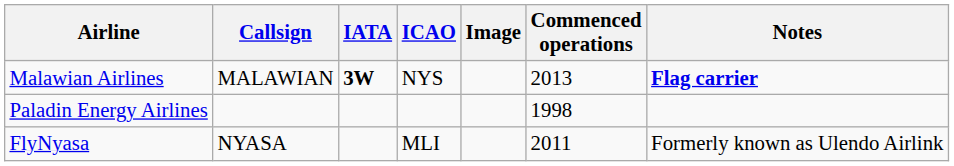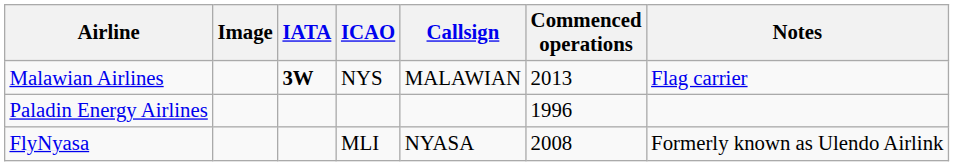columns swapped: (493, 32) <-> (275, 32)
(705, 77) bold -> (699, 77) normal
(551, 110) 1998 -> (551, 110) 1996
(551, 143) 2011 -> (551, 143) 2008
